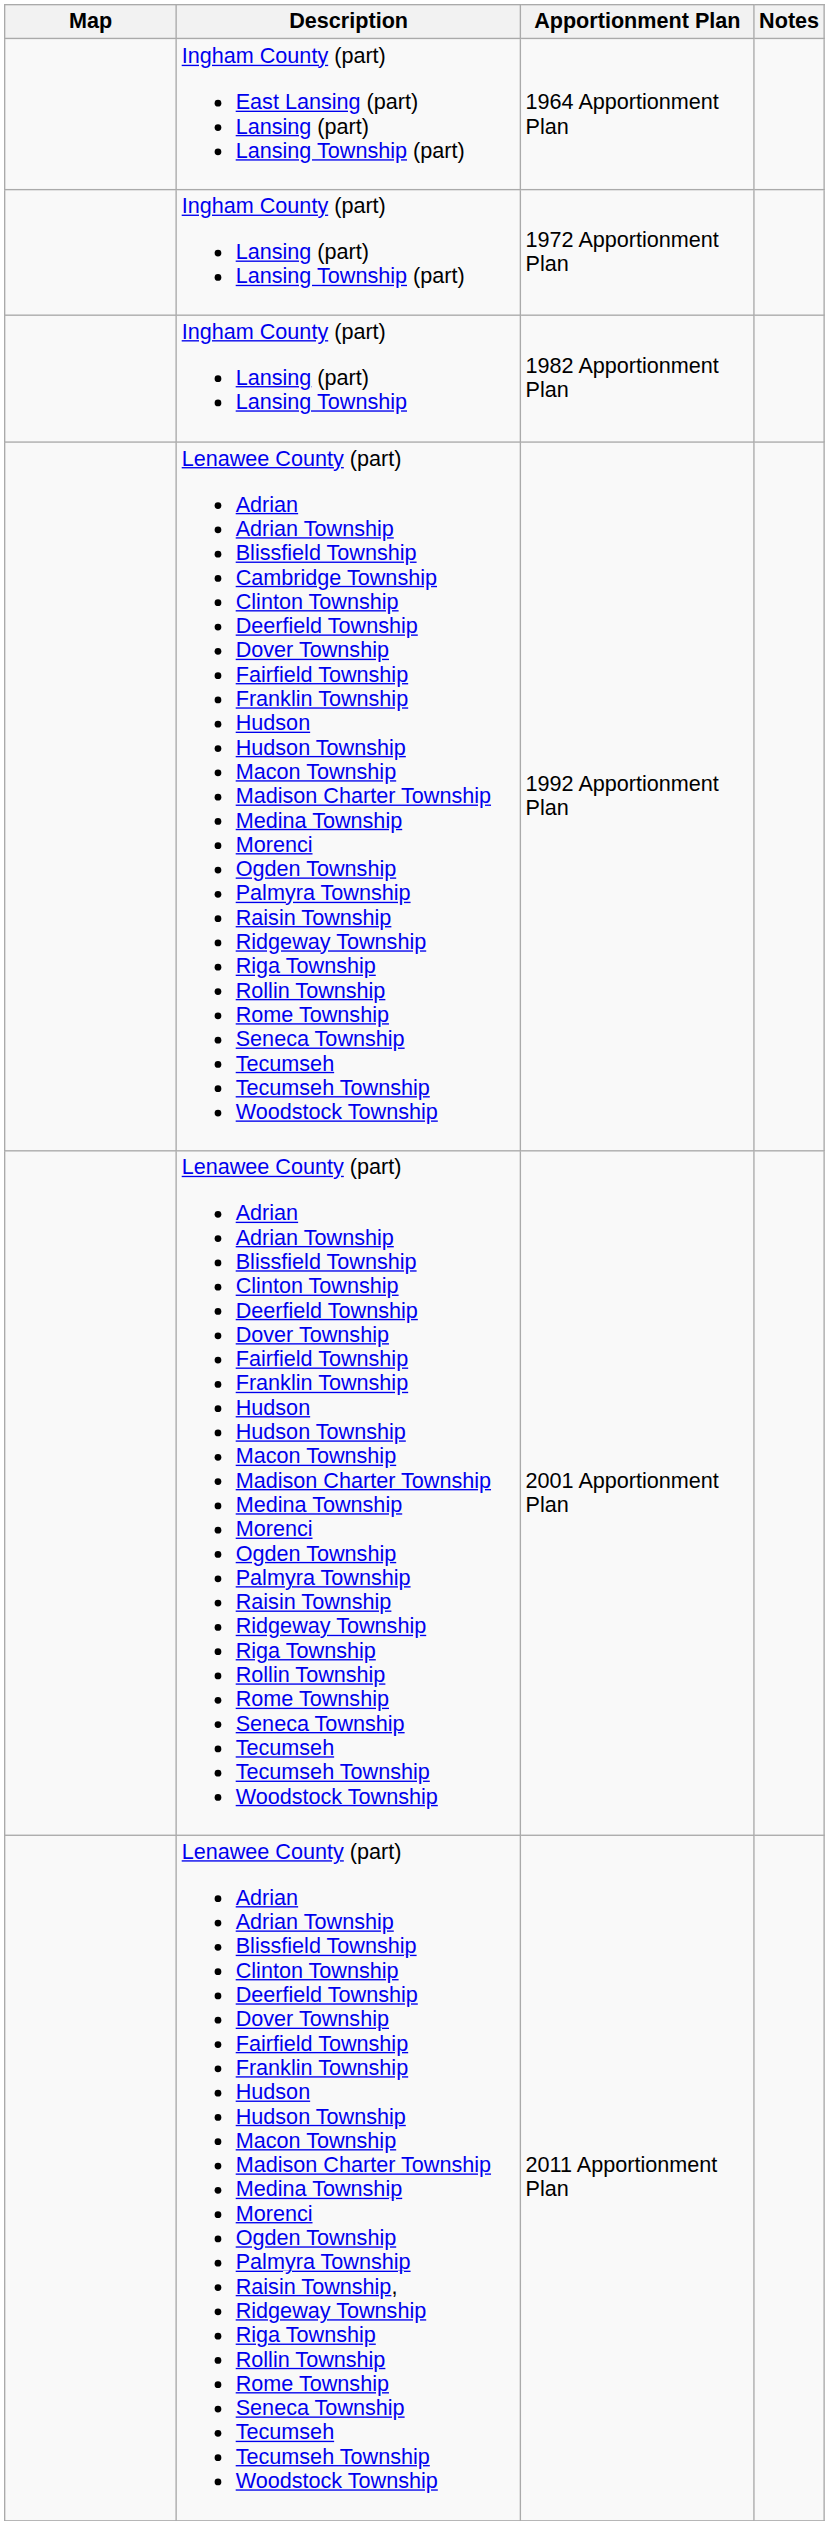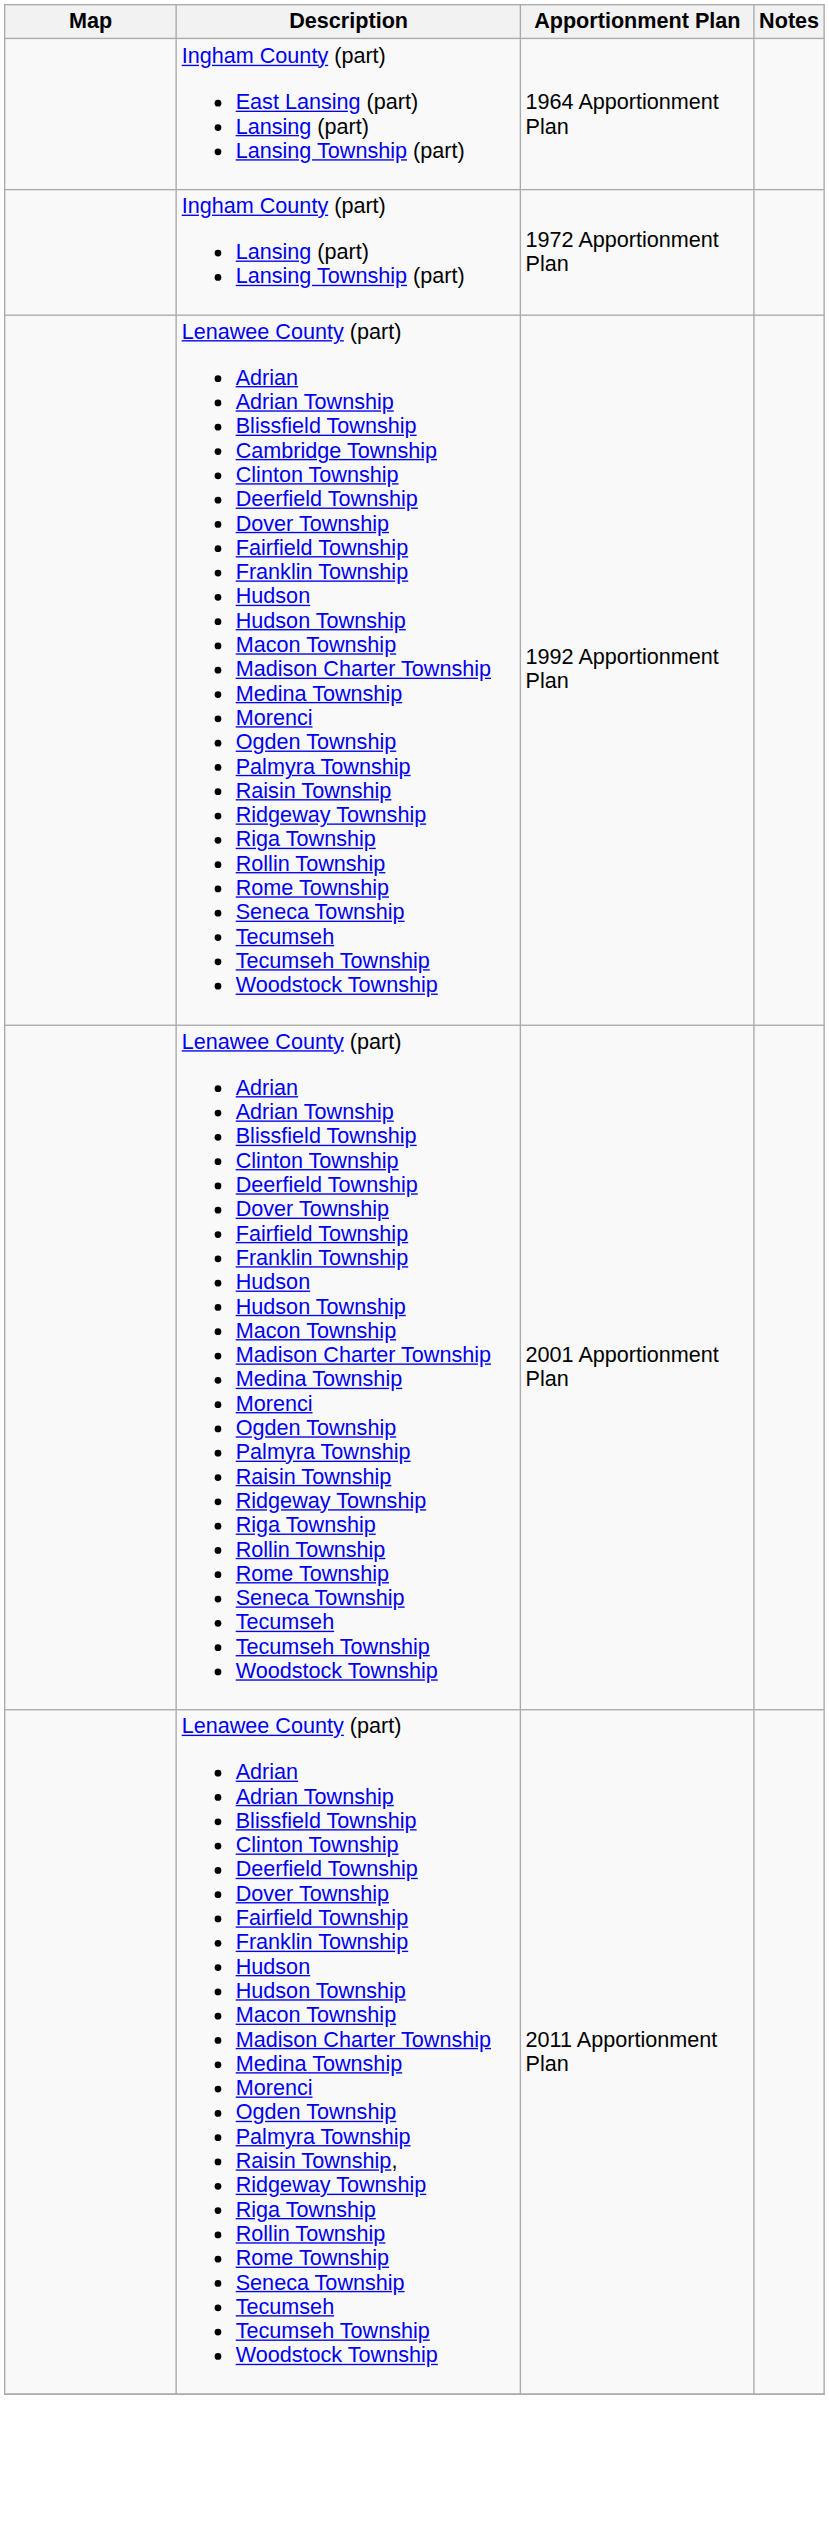- row: (349, 368)
